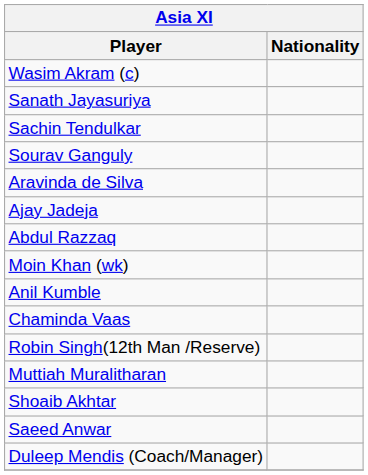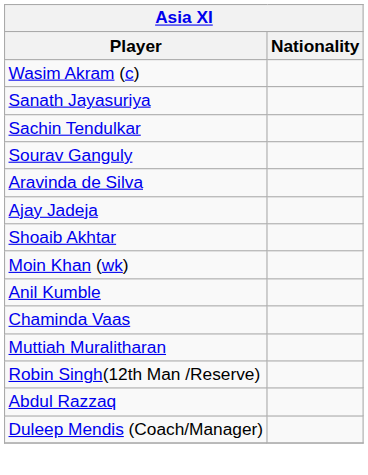rows swapped: (62, 237) <-> (62, 401)
rows swapped: (87, 374) <-> (134, 347)
- row: (60, 429)
